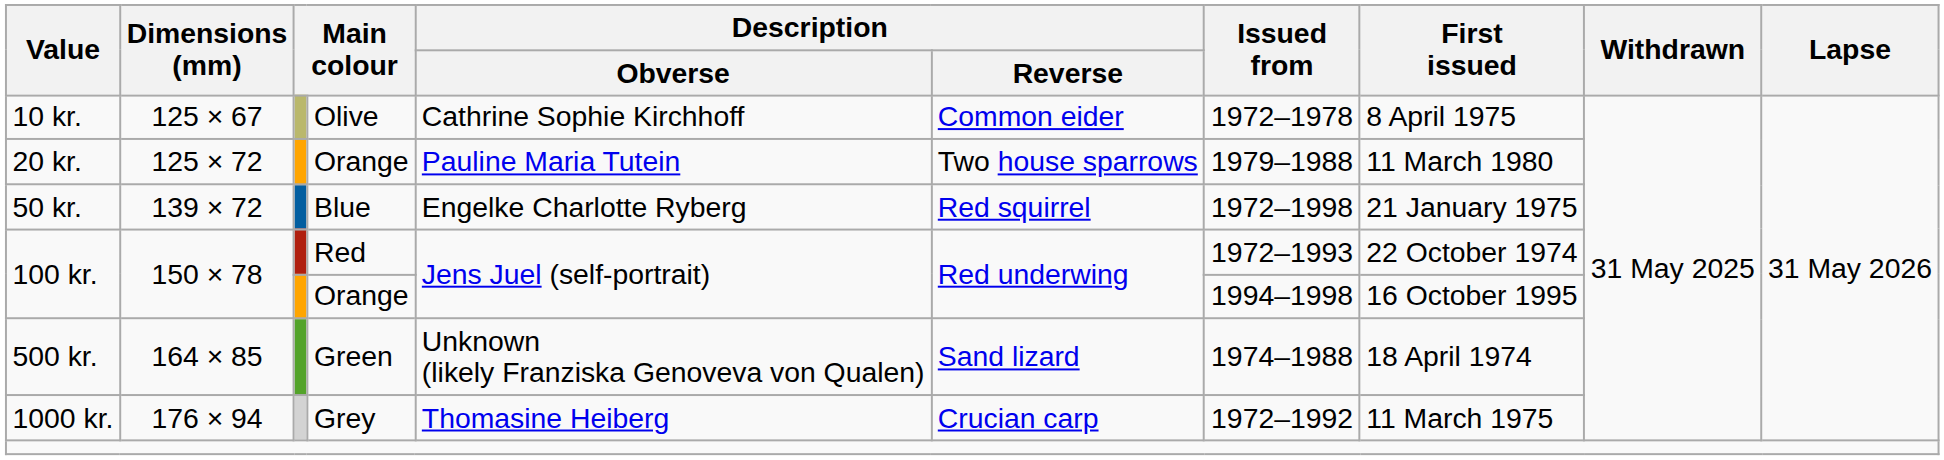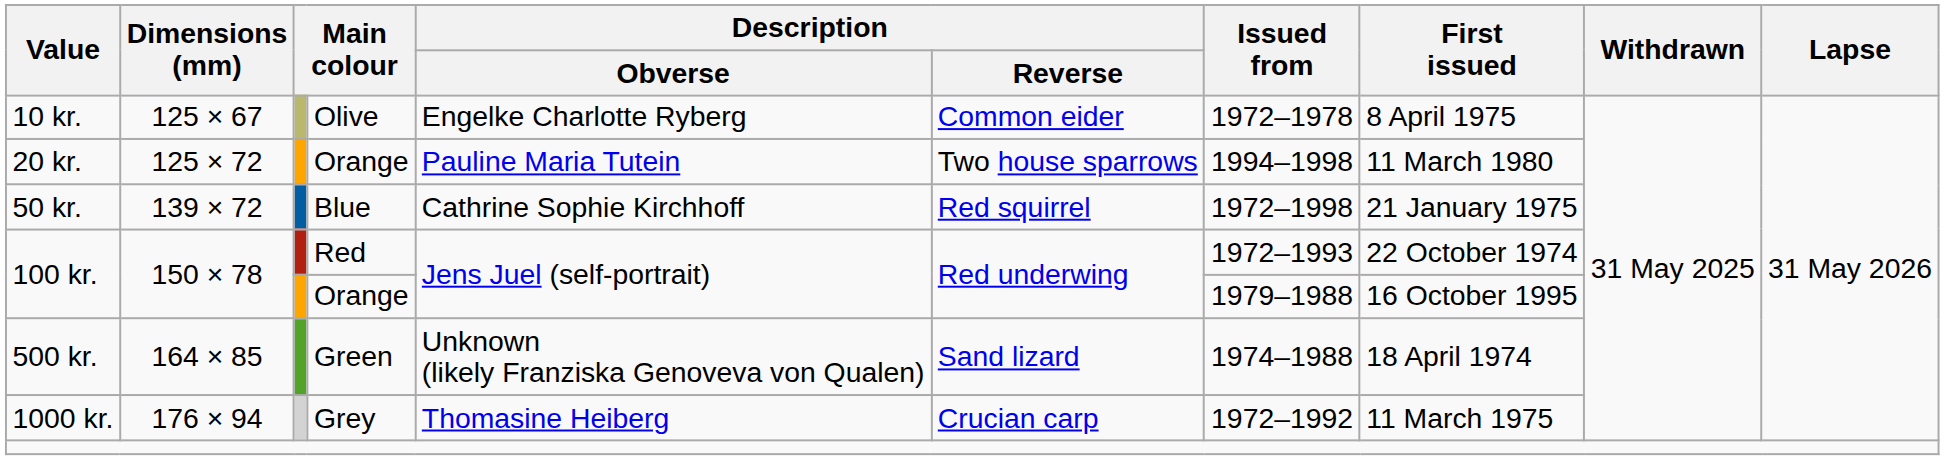(583, 117) Cathrine Sophie Kirchhoff -> (584, 117) Engelke Charlotte Ryberg
(1282, 162) 1979–1988 -> (1282, 162) 1994–1998
(584, 207) Engelke Charlotte Ryberg -> (583, 207) Cathrine Sophie Kirchhoff
(1282, 296) 1994–1998 -> (1282, 296) 1979–1988
